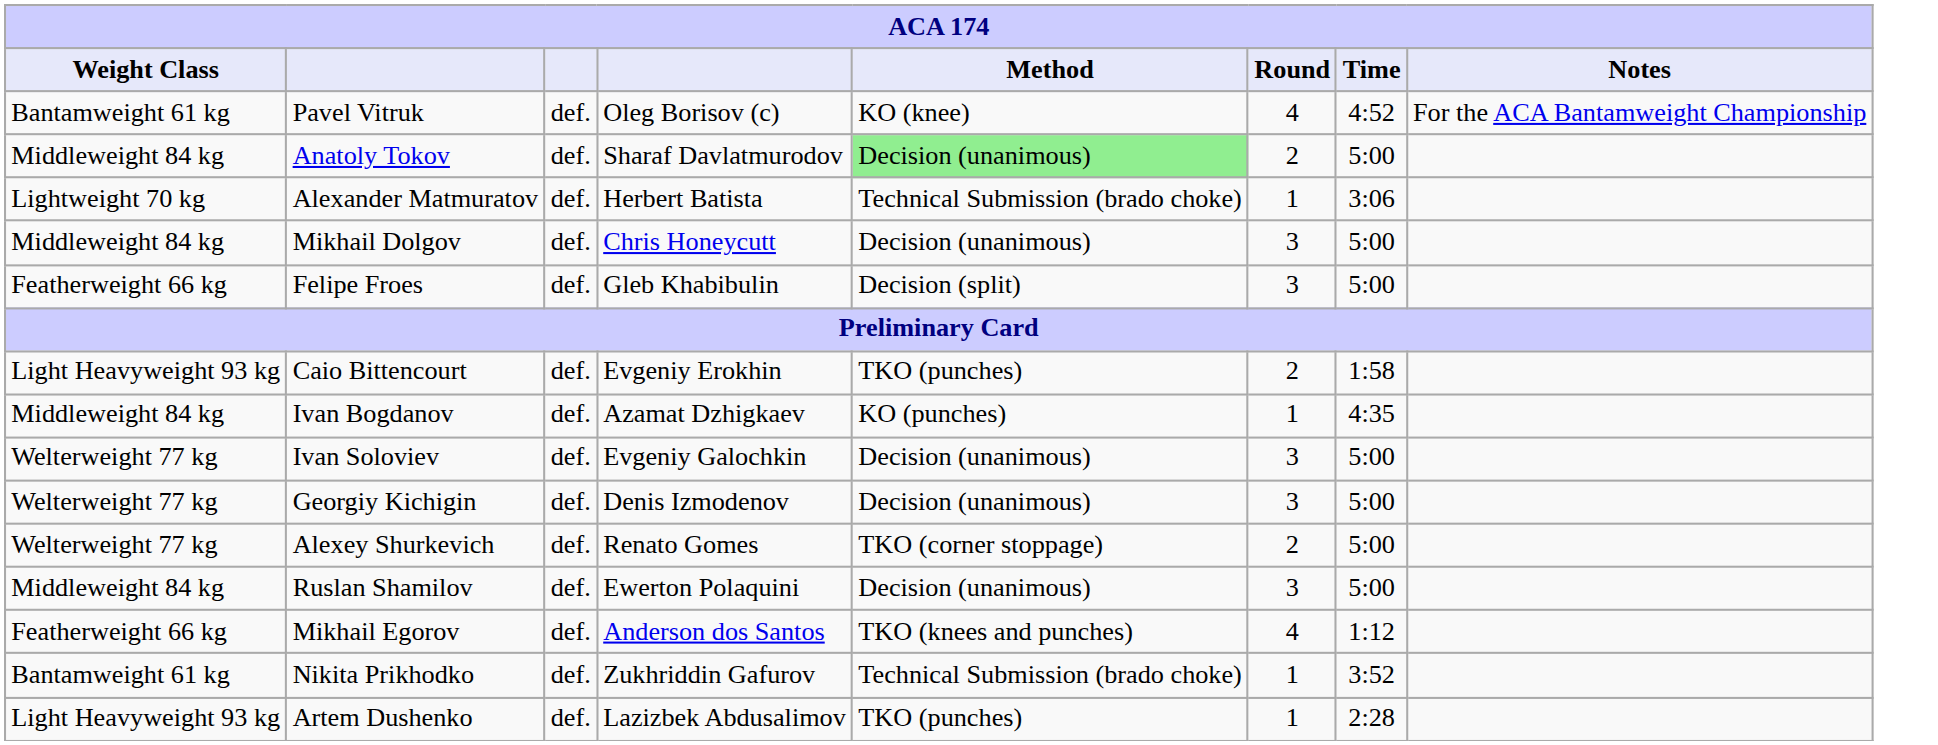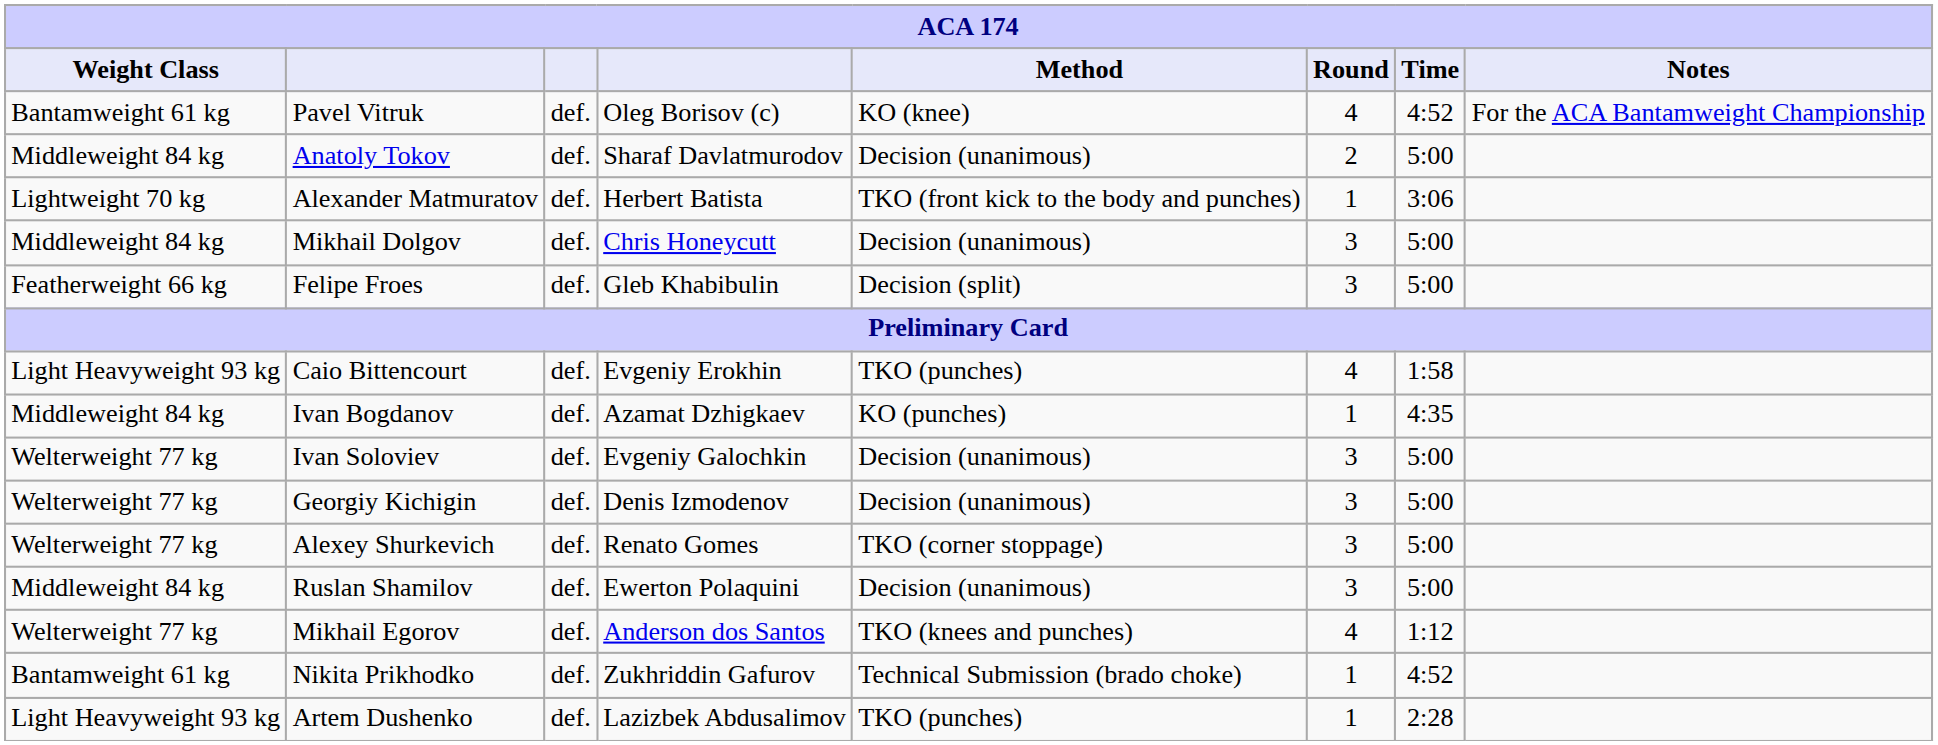(975, 155) lightgreen background -> (975, 155) no background
(1050, 198) Technical Submission (brado choke) -> (1079, 198) TKO (front kick to the body and punches)
(1292, 371) 2 -> (1351, 371) 4
(1292, 544) 2 -> (1351, 544) 3
(119, 631) Featherweight 66 kg -> (114, 631) Welterweight 77 kg
(1372, 674) 3:52 -> (1430, 674) 4:52
